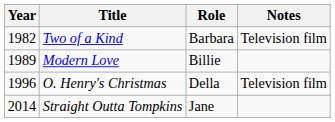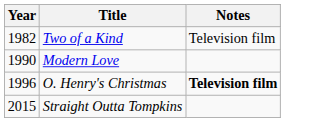- column: (211, 15)
(22, 60) 1989 -> (22, 60) 1990
(284, 83) normal -> (233, 83) bold
(22, 106) 2014 -> (22, 106) 2015
